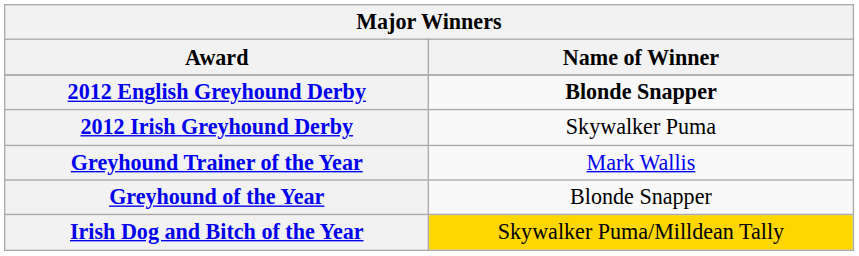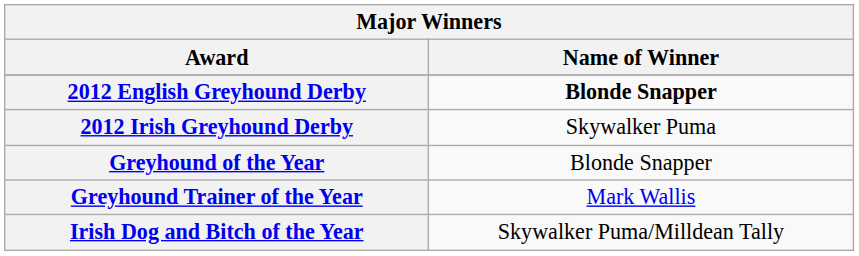rows swapped: (217, 162) <-> (217, 197)
(641, 232) gold background -> (641, 232) no background
